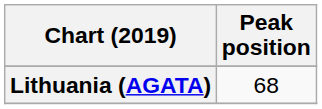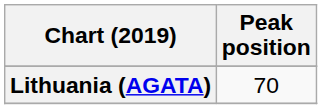(266, 84) 68 -> (266, 84) 70
